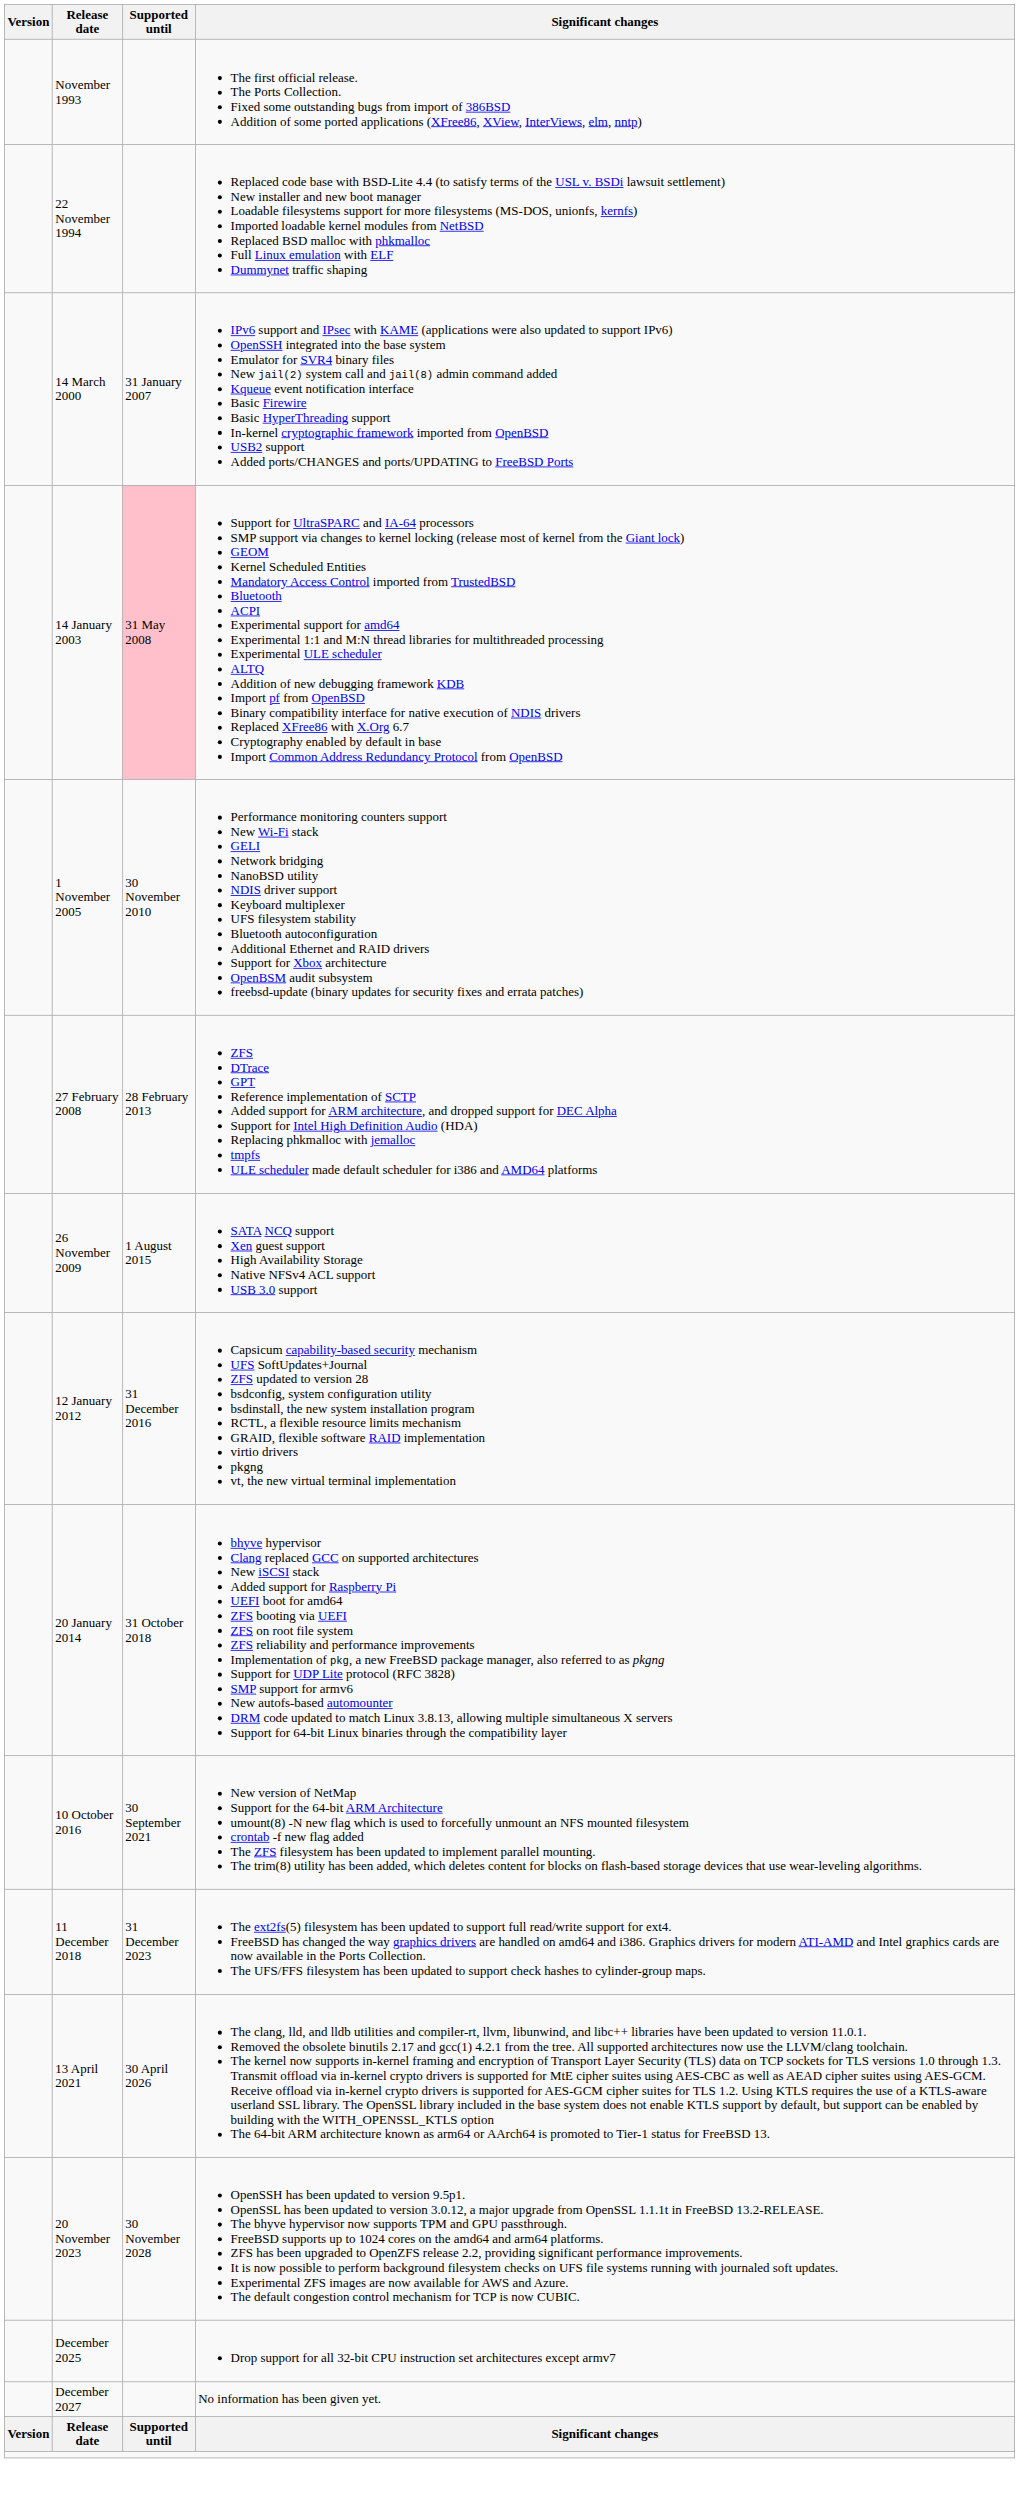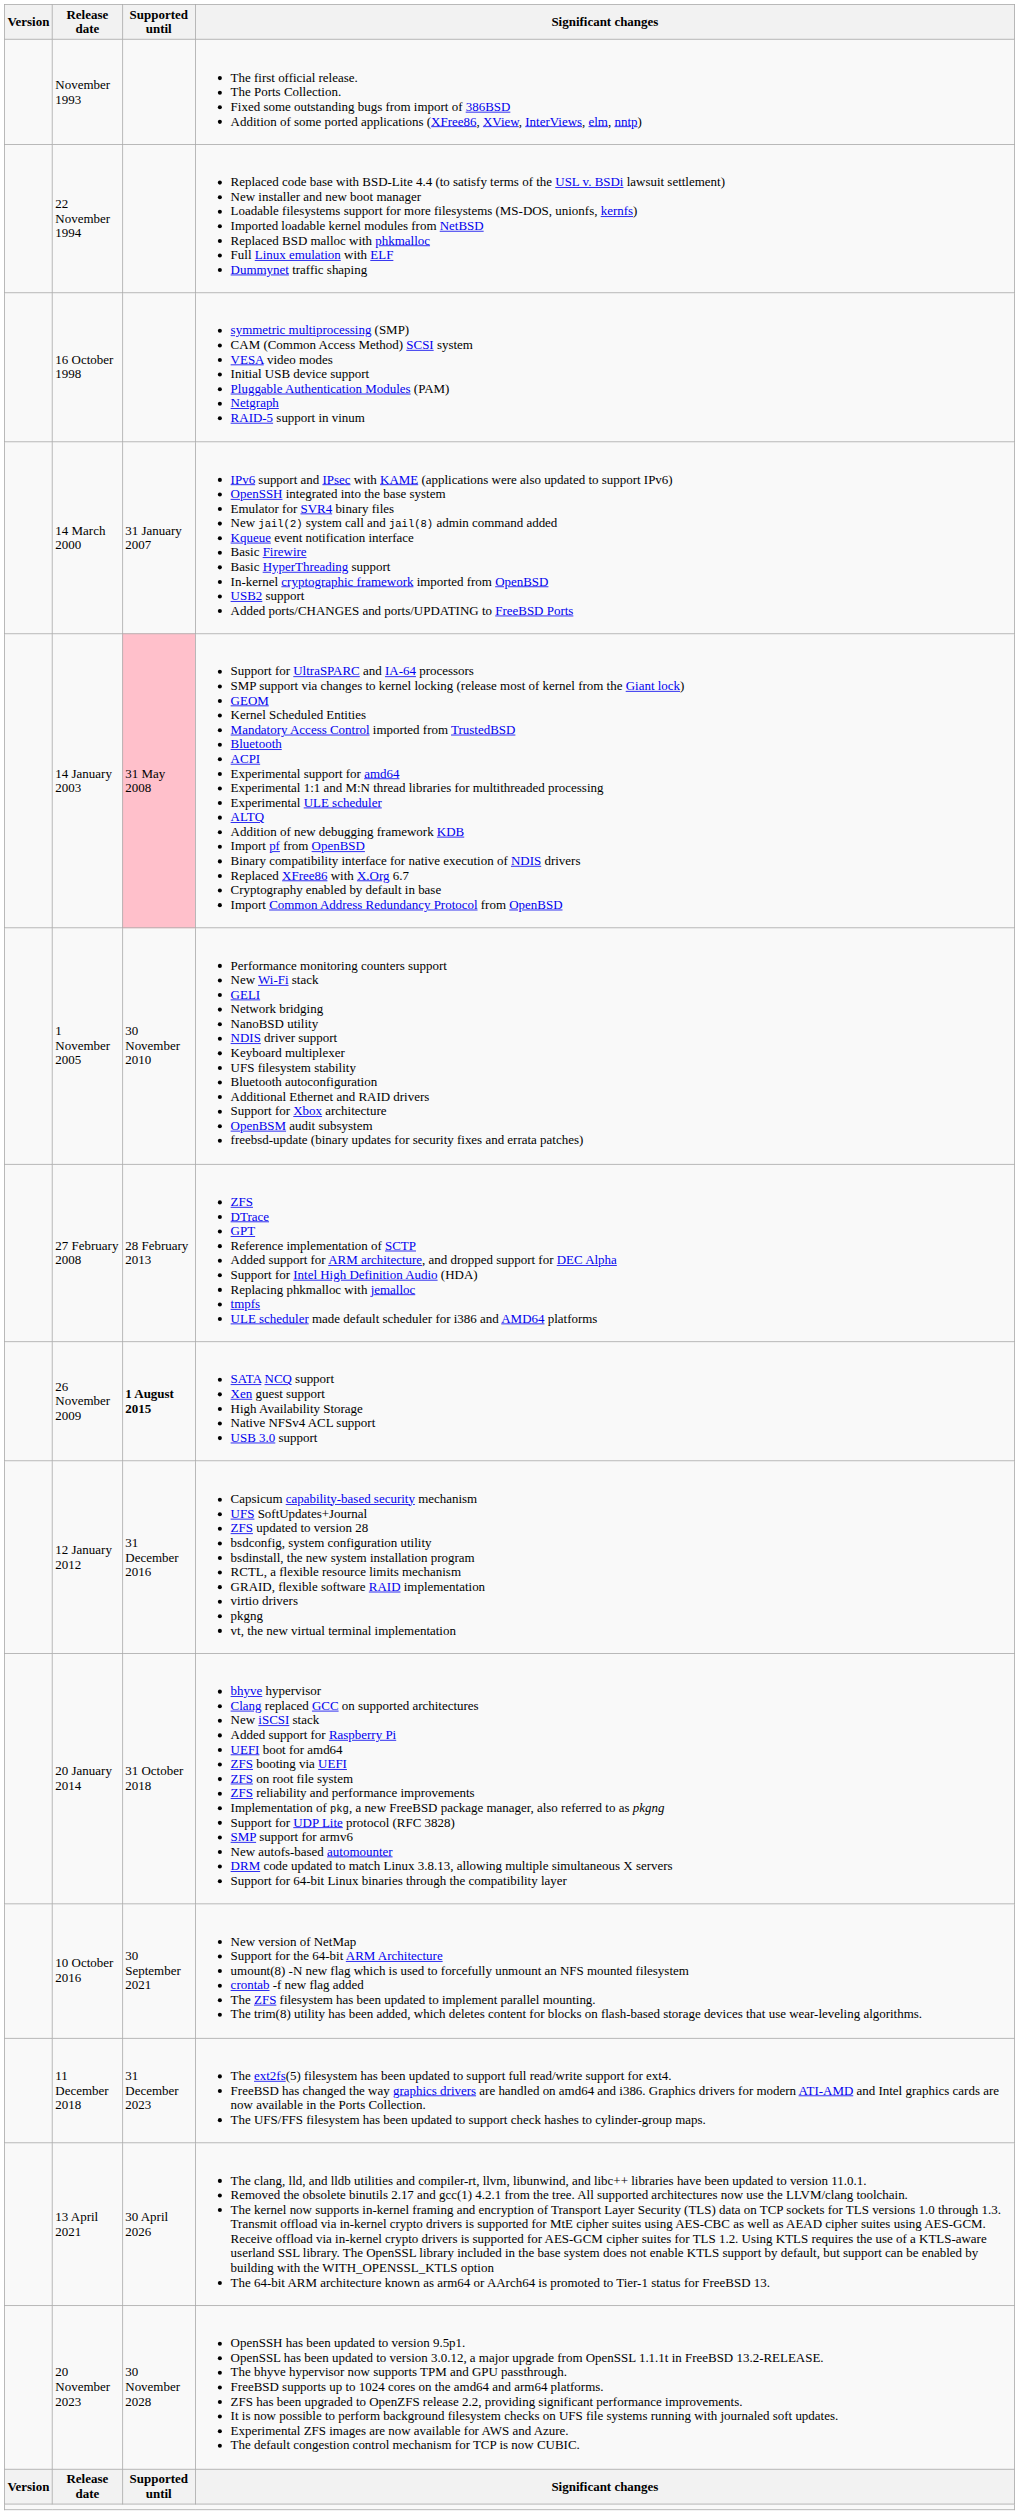+ row: (84, 367)
(148, 1252) normal -> (150, 1401) bold
- row: (82, 2351)
- row: (82, 2399)
